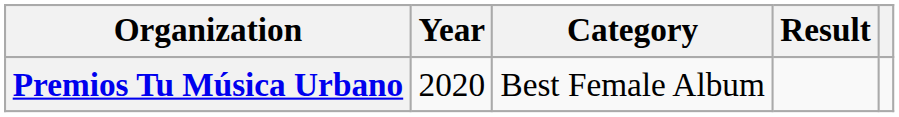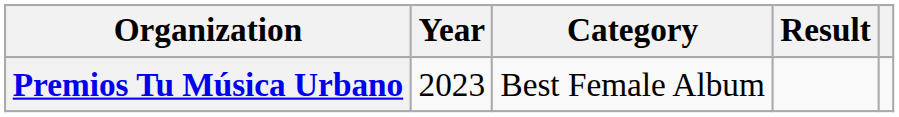(452, 83) 2020 -> (452, 83) 2023
